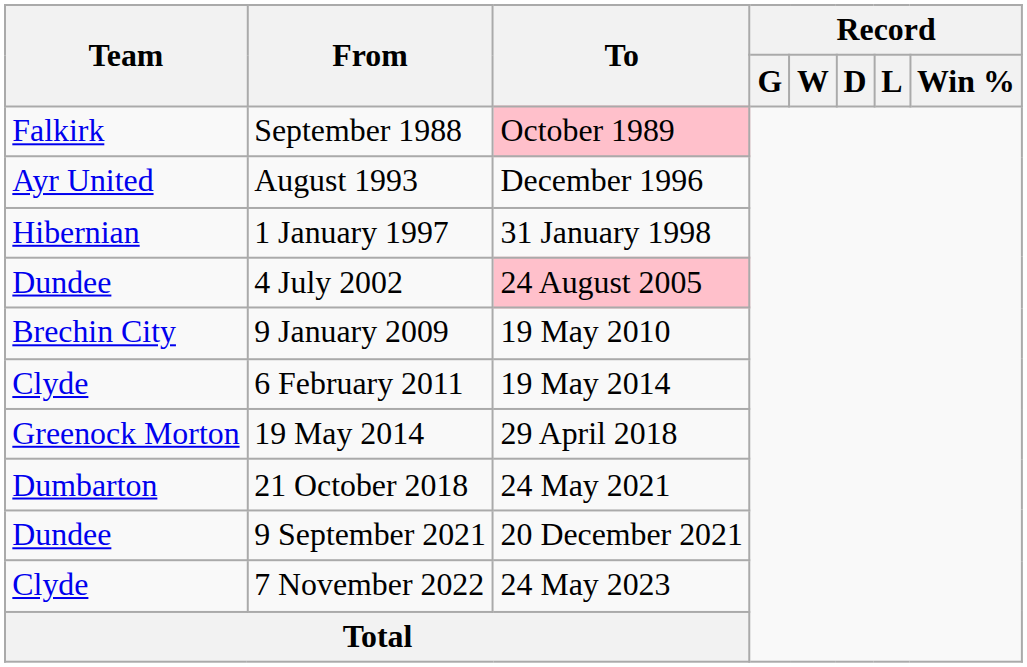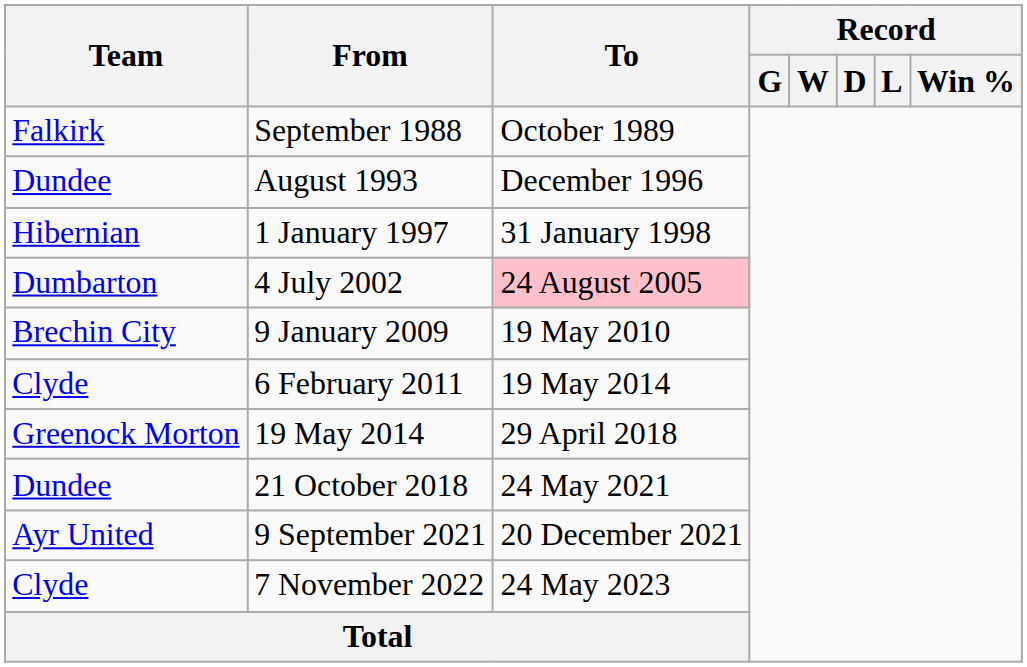(588, 130) pink background -> (588, 130) no background
(83, 181) Ayr United -> (62, 181) Dundee
(62, 282) Dundee -> (85, 282) Dumbarton
(85, 484) Dumbarton -> (62, 484) Dundee
(62, 534) Dundee -> (83, 534) Ayr United
